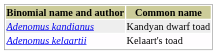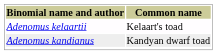rows swapped: (50, 26) <-> (47, 40)
